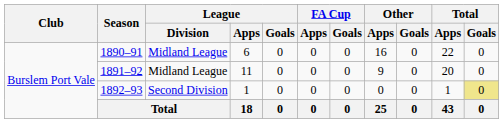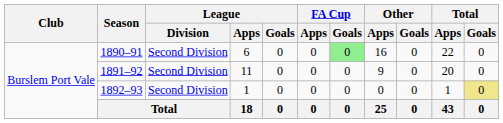(188, 52) Midland League -> (188, 52) Second Division
(347, 52) no background -> (347, 52) lightgreen background
(188, 71) Midland League -> (188, 71) Second Division
